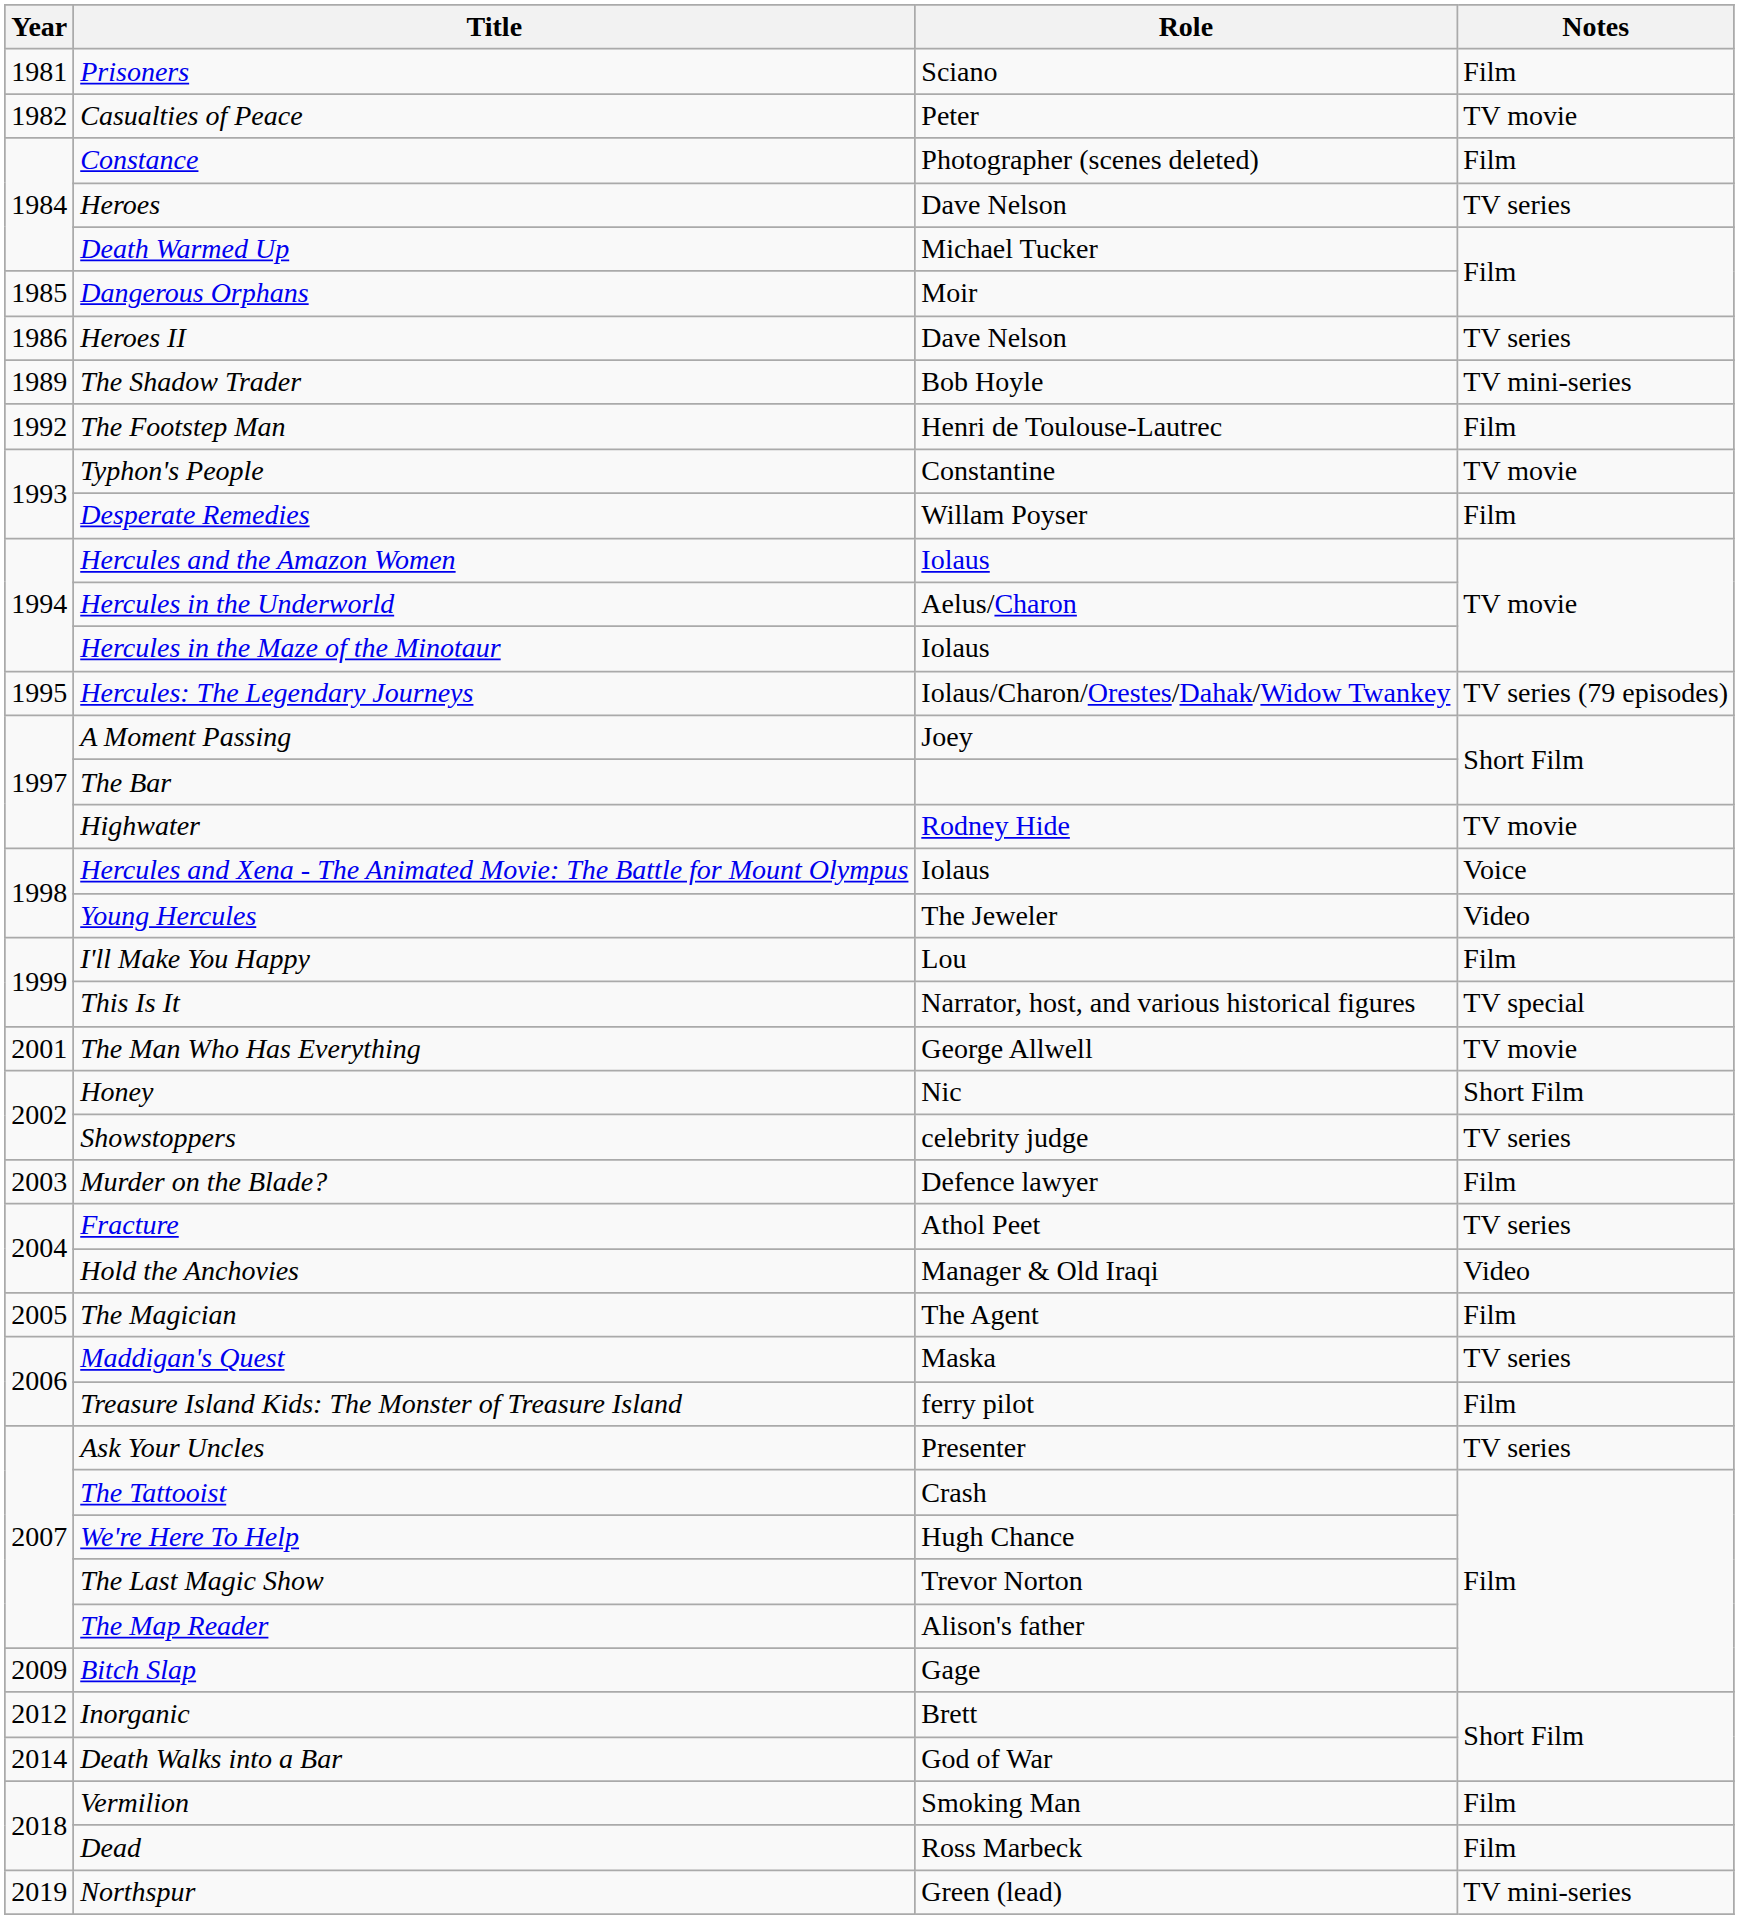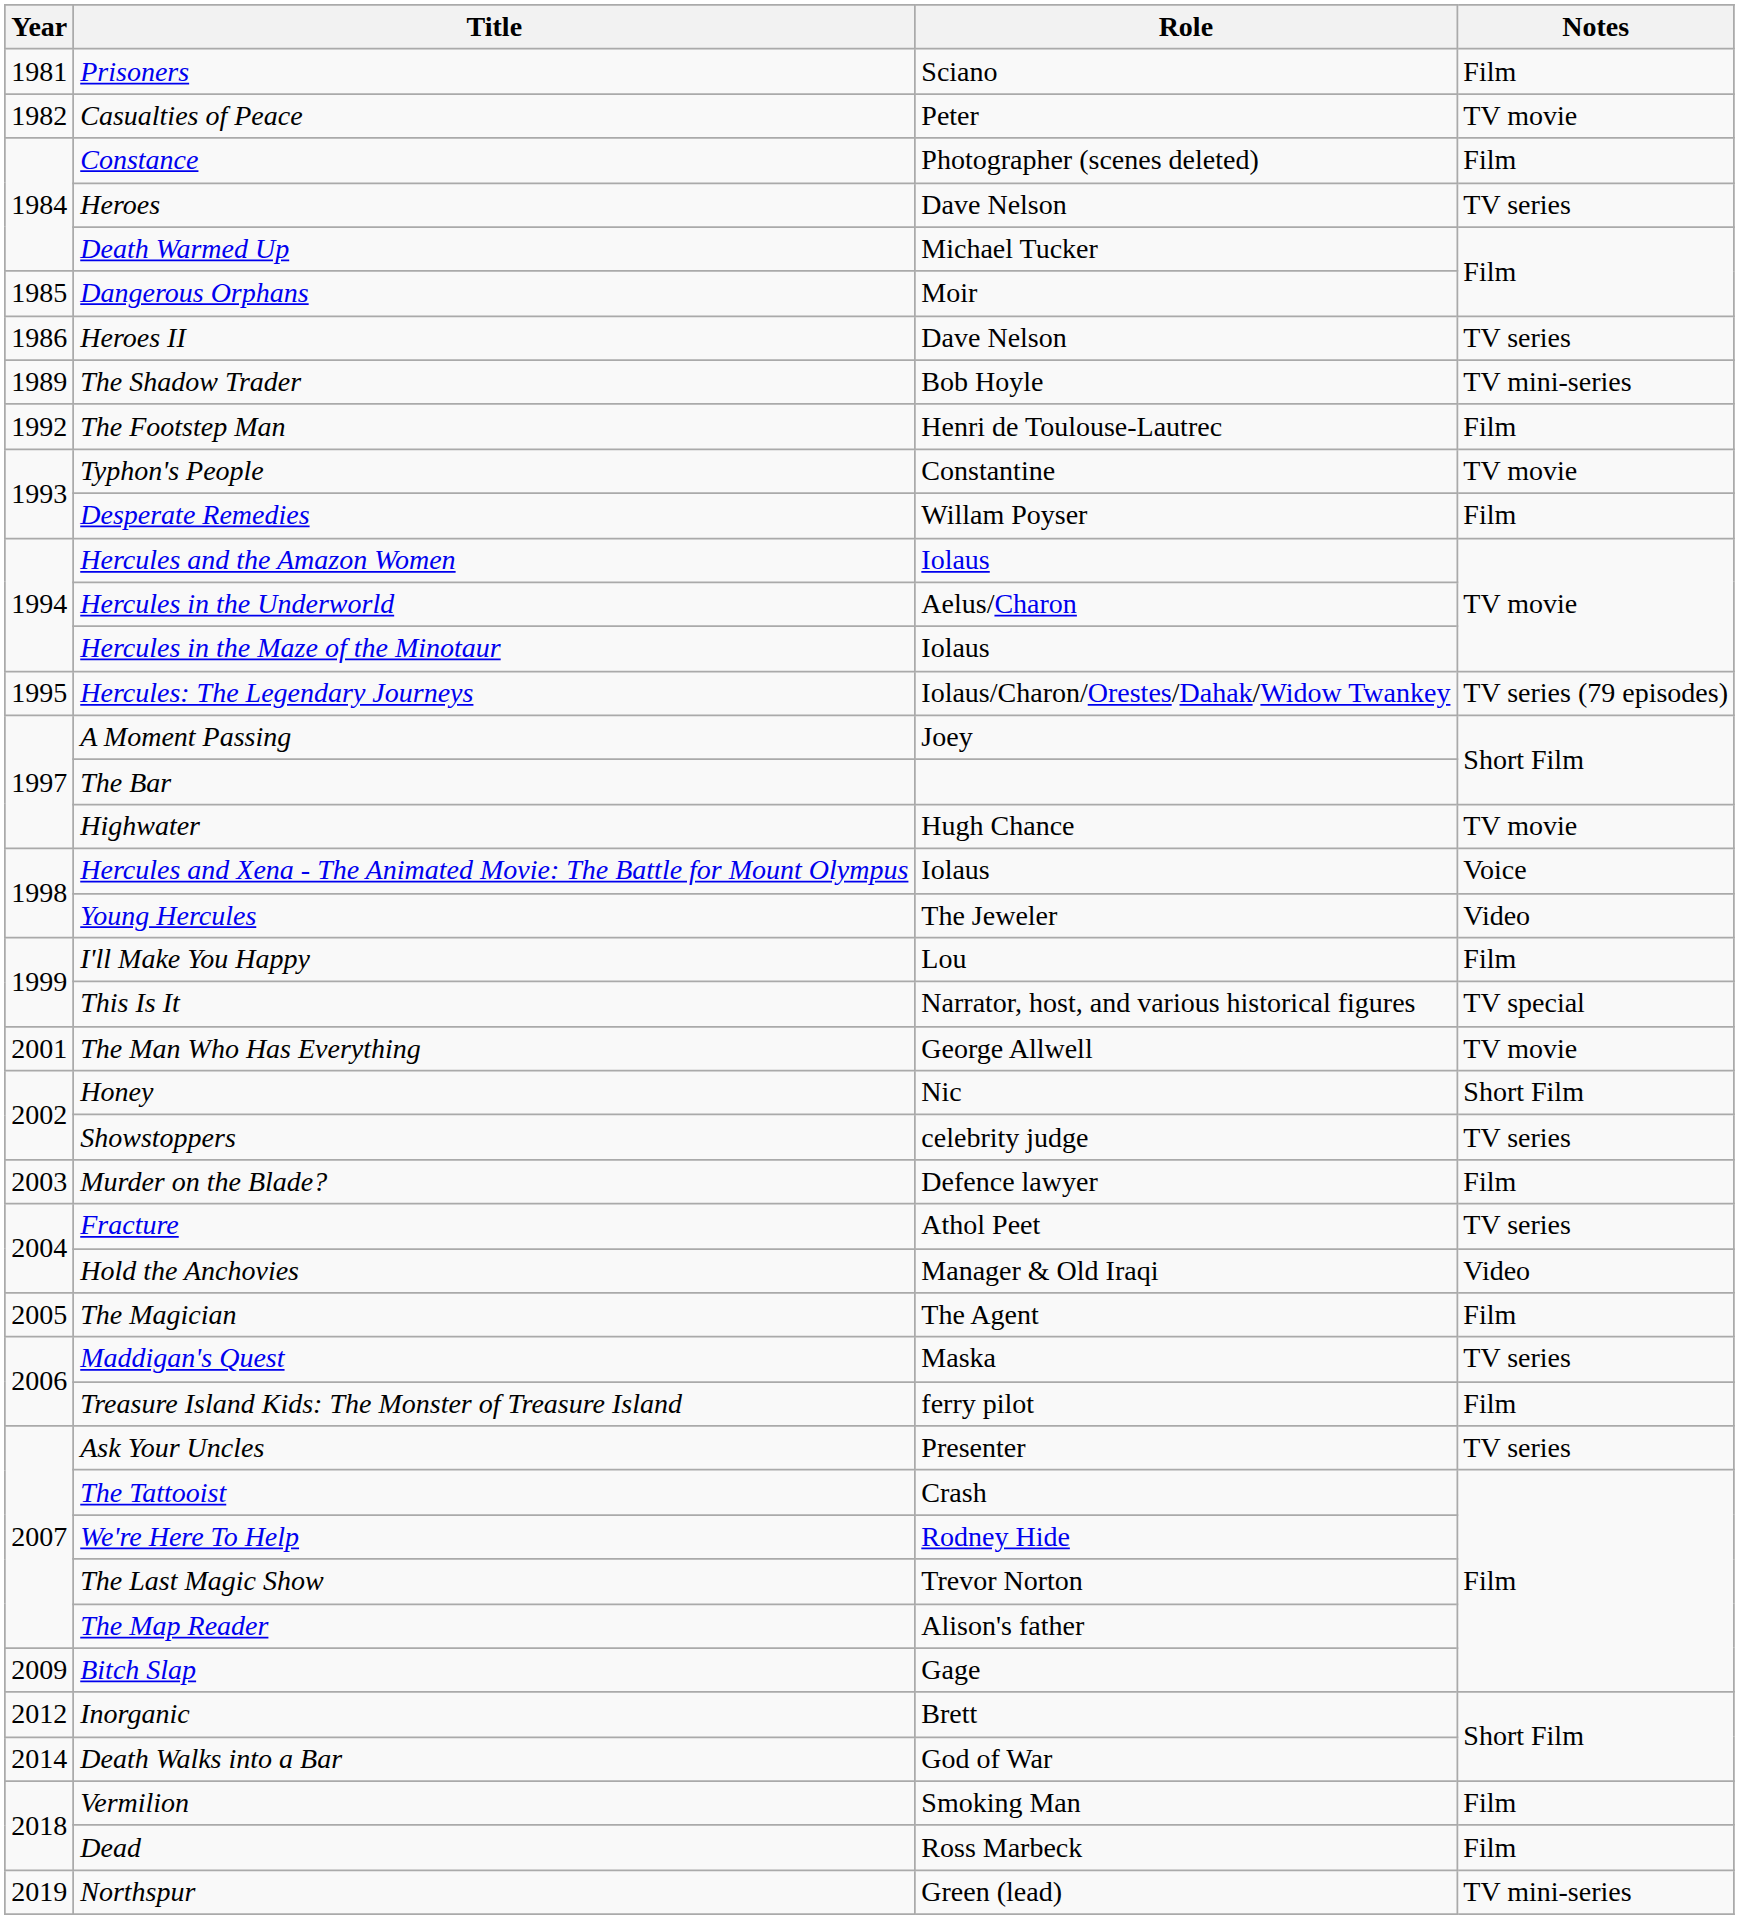(996, 826) Rodney Hide -> (998, 826) Hugh Chance
(998, 1536) Hugh Chance -> (996, 1536) Rodney Hide
